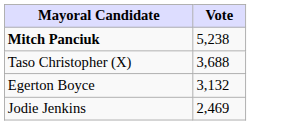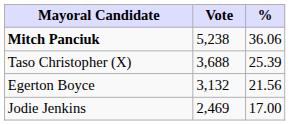+ column: (265, 16)
